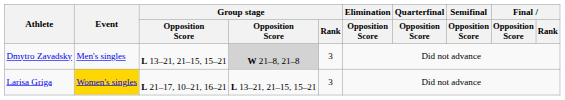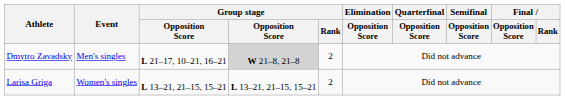(184, 62) L 13–21, 21–15, 15–21 -> (184, 62) L 21–17, 10–21, 16–21
(330, 56) 3 -> (330, 56) 2
(107, 82) gold background -> (107, 82) no background
(184, 87) L 21–17, 10–21, 16–21 -> (184, 87) L 13–21, 21–15, 15–21
(330, 82) 3 -> (330, 82) 2
